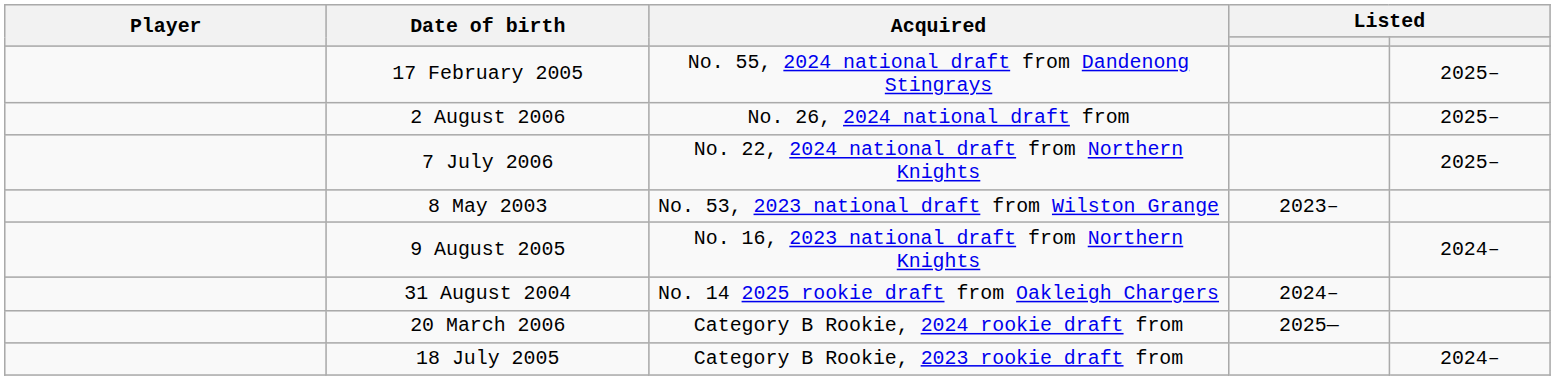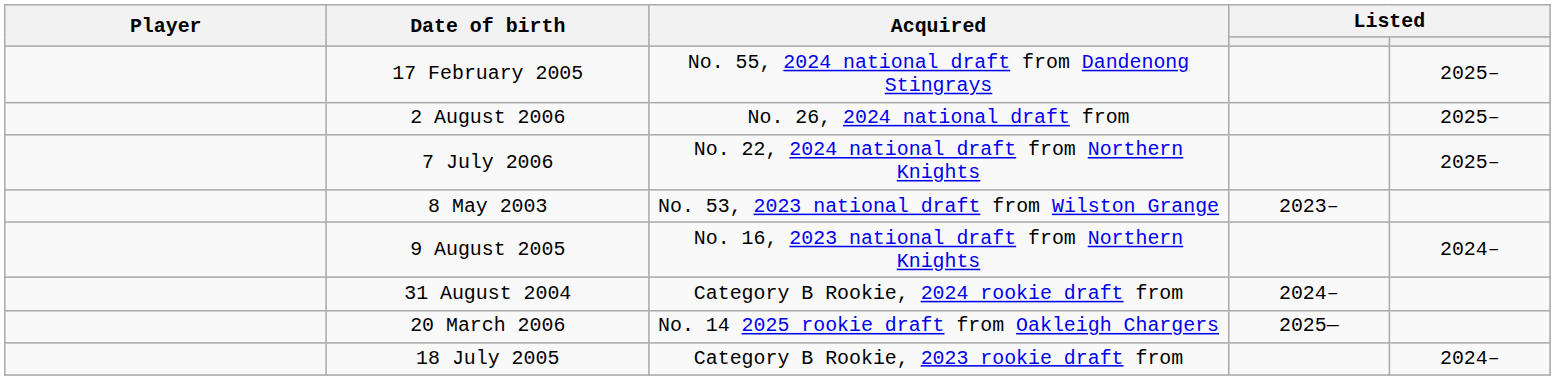(939, 294) No. 14 2025 rookie draft from Oakleigh Chargers -> (939, 294) Category B Rookie, 2024 rookie draft from
(939, 326) Category B Rookie, 2024 rookie draft from -> (939, 326) No. 14 2025 rookie draft from Oakleigh Chargers
